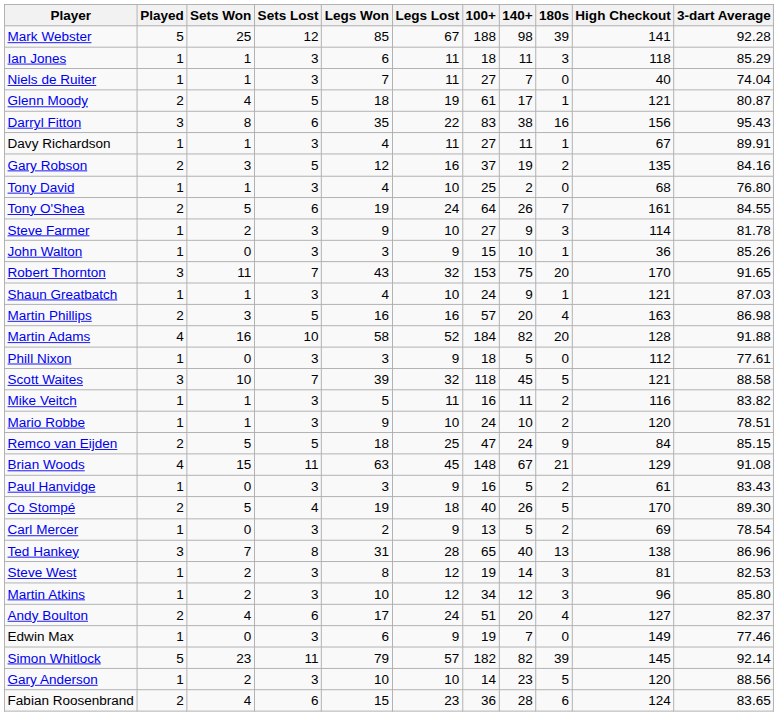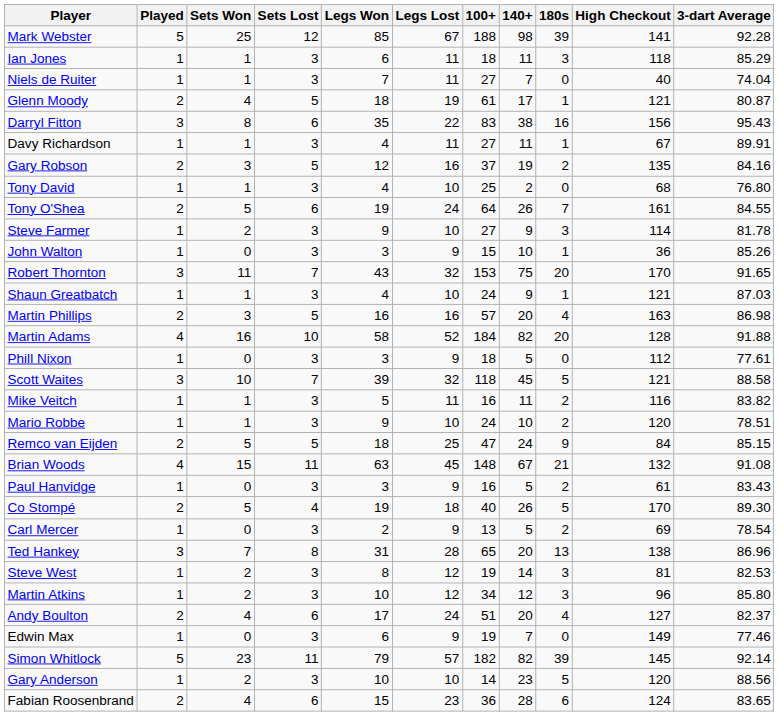(659, 465) 129 -> (659, 465) 132
(525, 551) 40 -> (525, 551) 20
